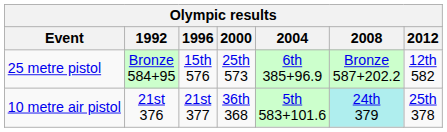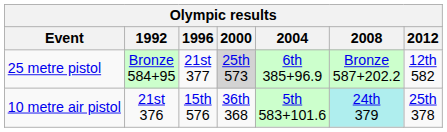(198, 68) 15th 576 -> (198, 68) 21st 377
(236, 68) no background -> (236, 68) lightgrey background
(198, 107) 21st 377 -> (198, 107) 15th 576
